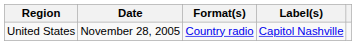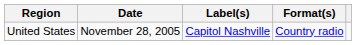columns swapped: (220, 13) <-> (301, 13)
